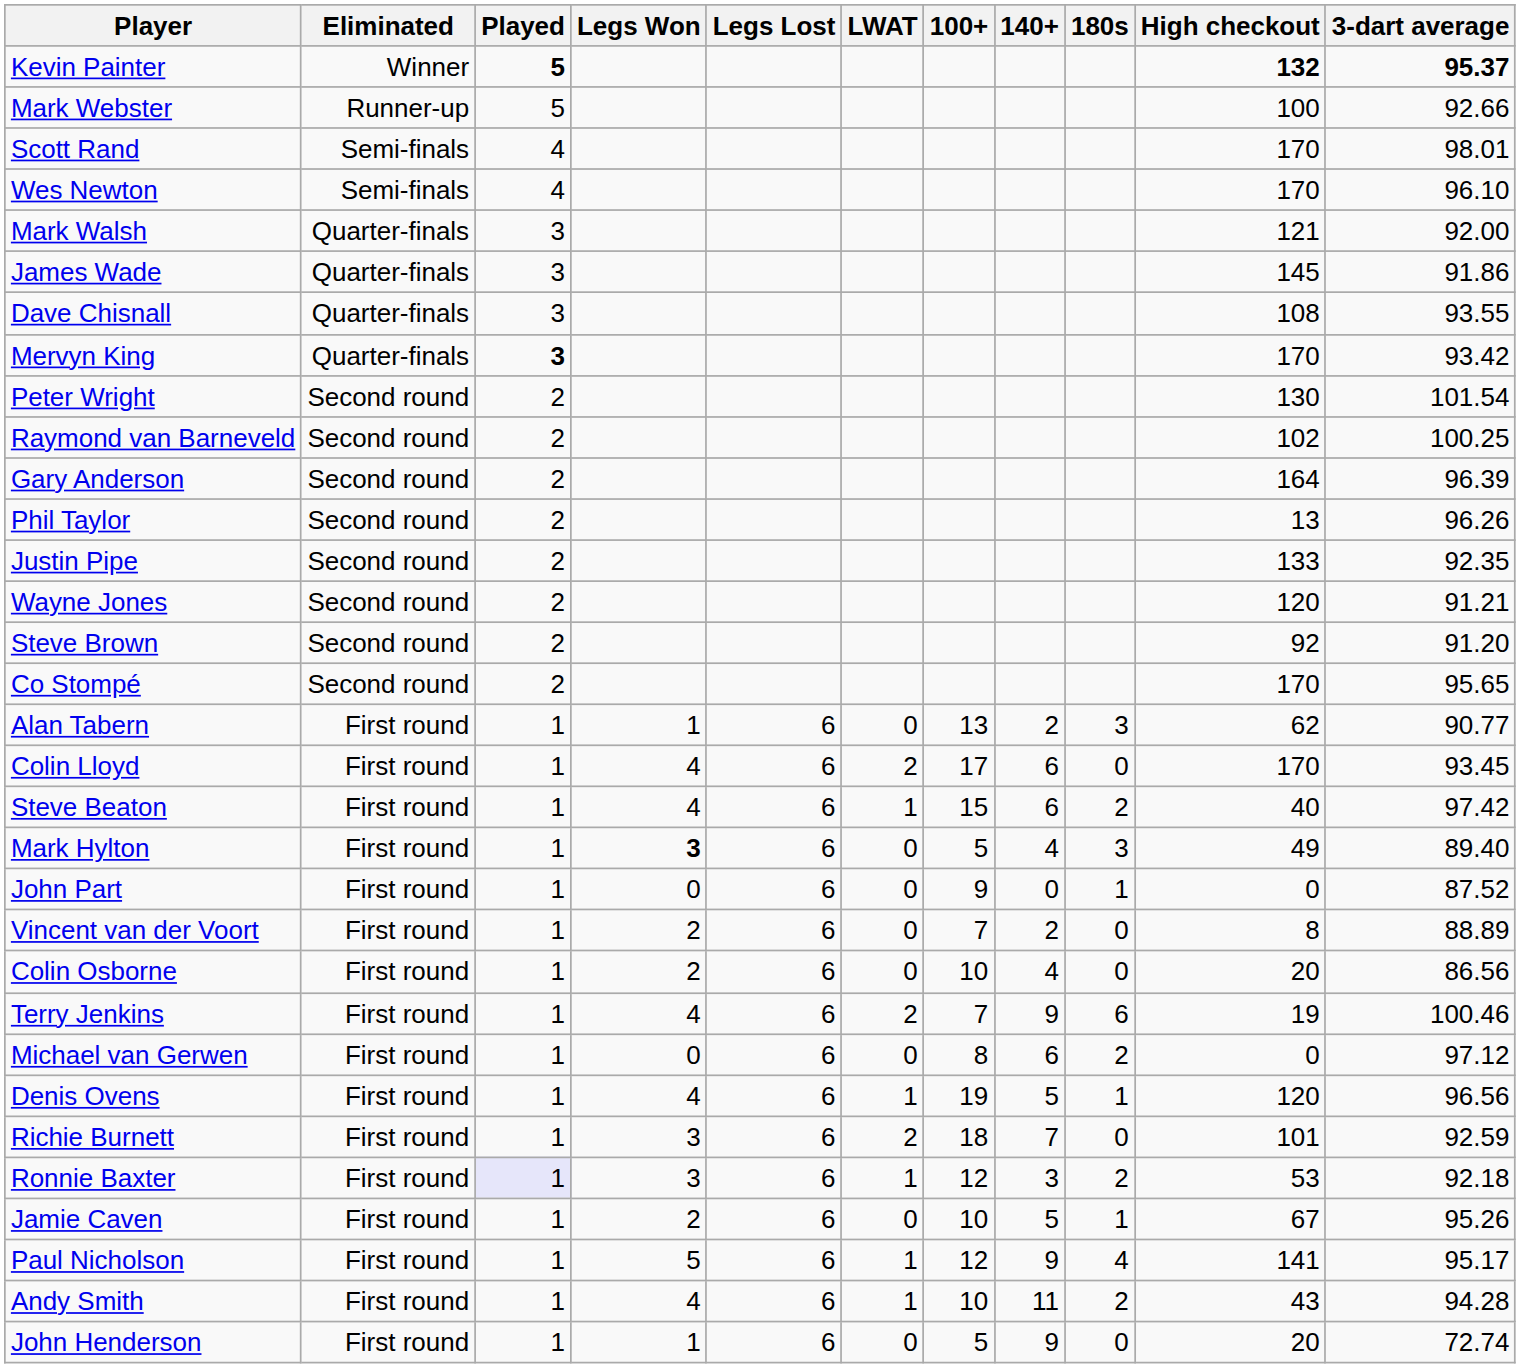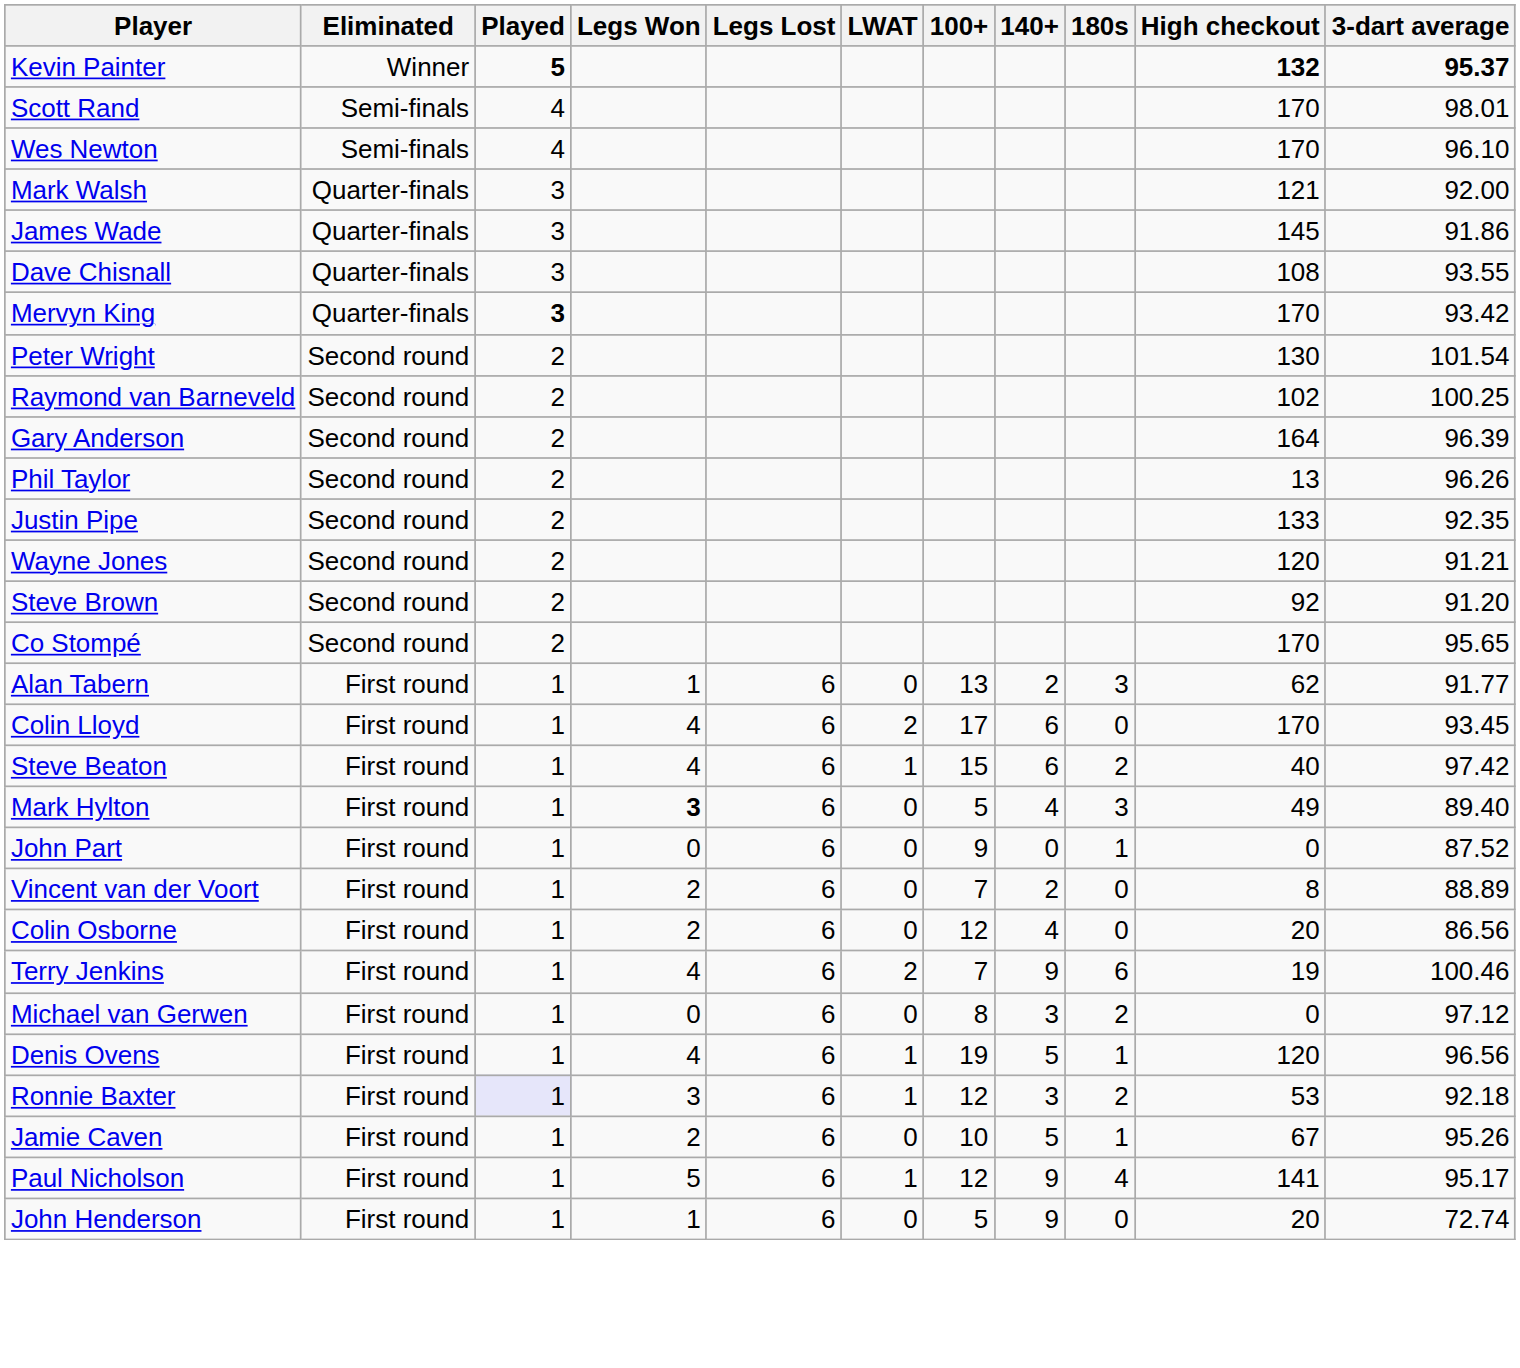- row: (91, 108)
(1477, 725) 90.77 -> (1477, 684) 91.77
(974, 972) 10 -> (974, 931) 12
(1052, 1054) 6 -> (1052, 1013) 3
- row: (92, 1137)
- row: (77, 1301)
